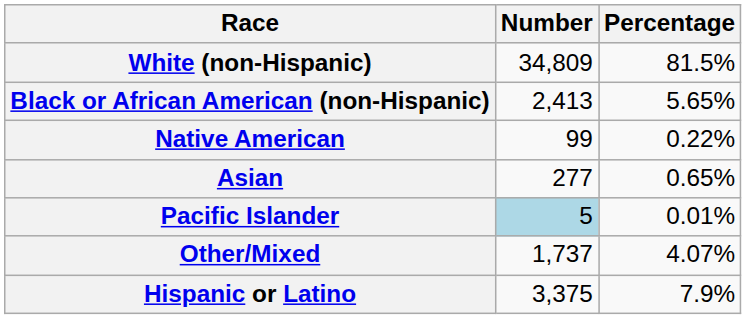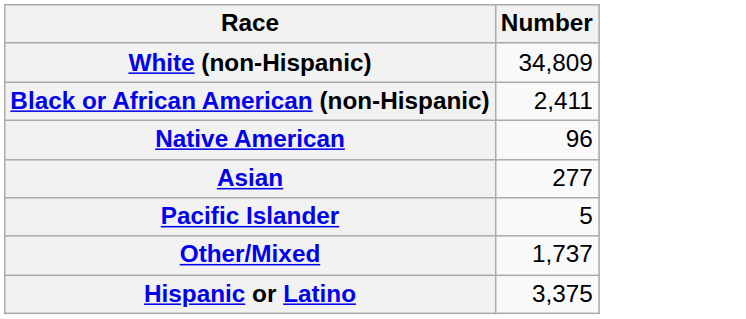- column: (670, 23)
(562, 100) 2,413 -> (563, 100) 2,411
(579, 139) 99 -> (579, 139) 96
(586, 216) lightblue background -> (586, 216) no background
